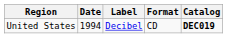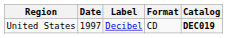(90, 26) 1994 -> (90, 26) 1997
